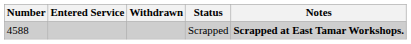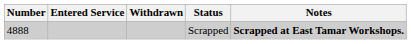(18, 30) 4588 -> (18, 30) 4888
